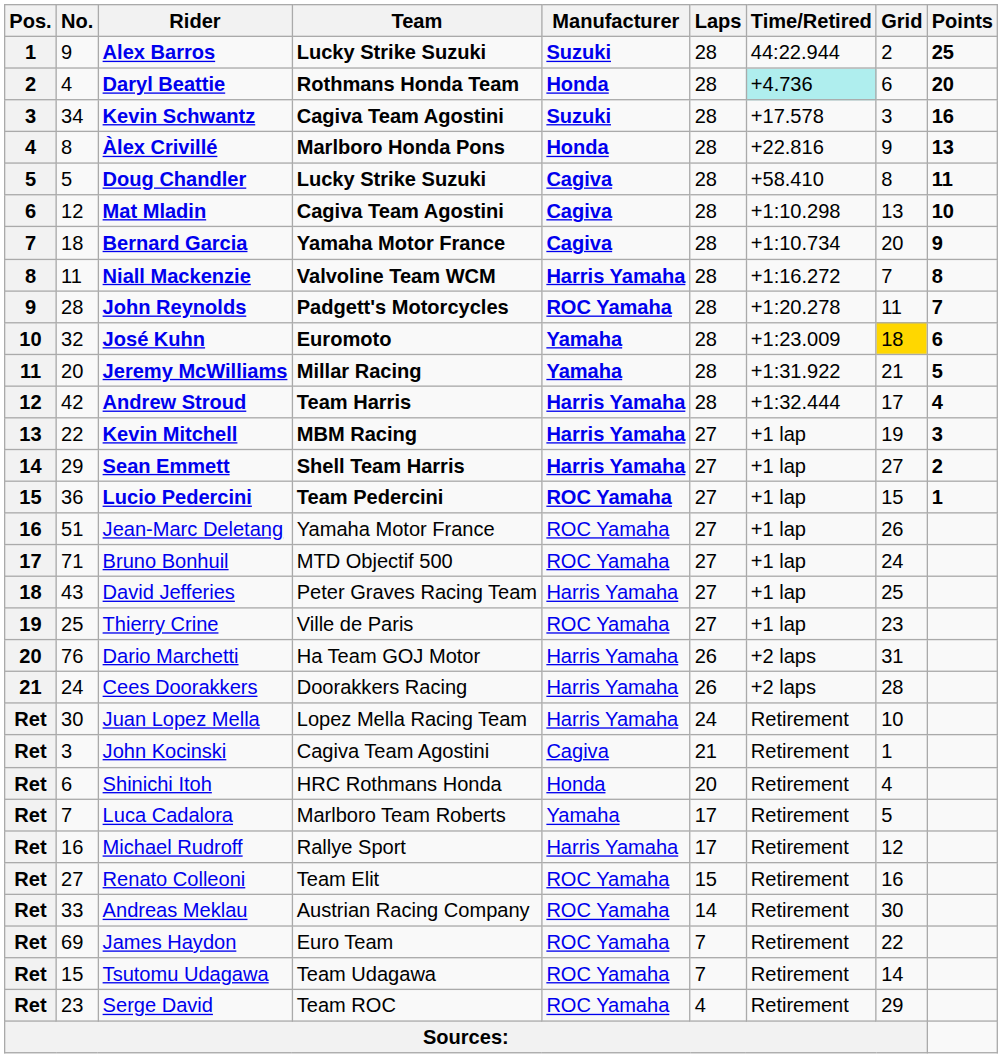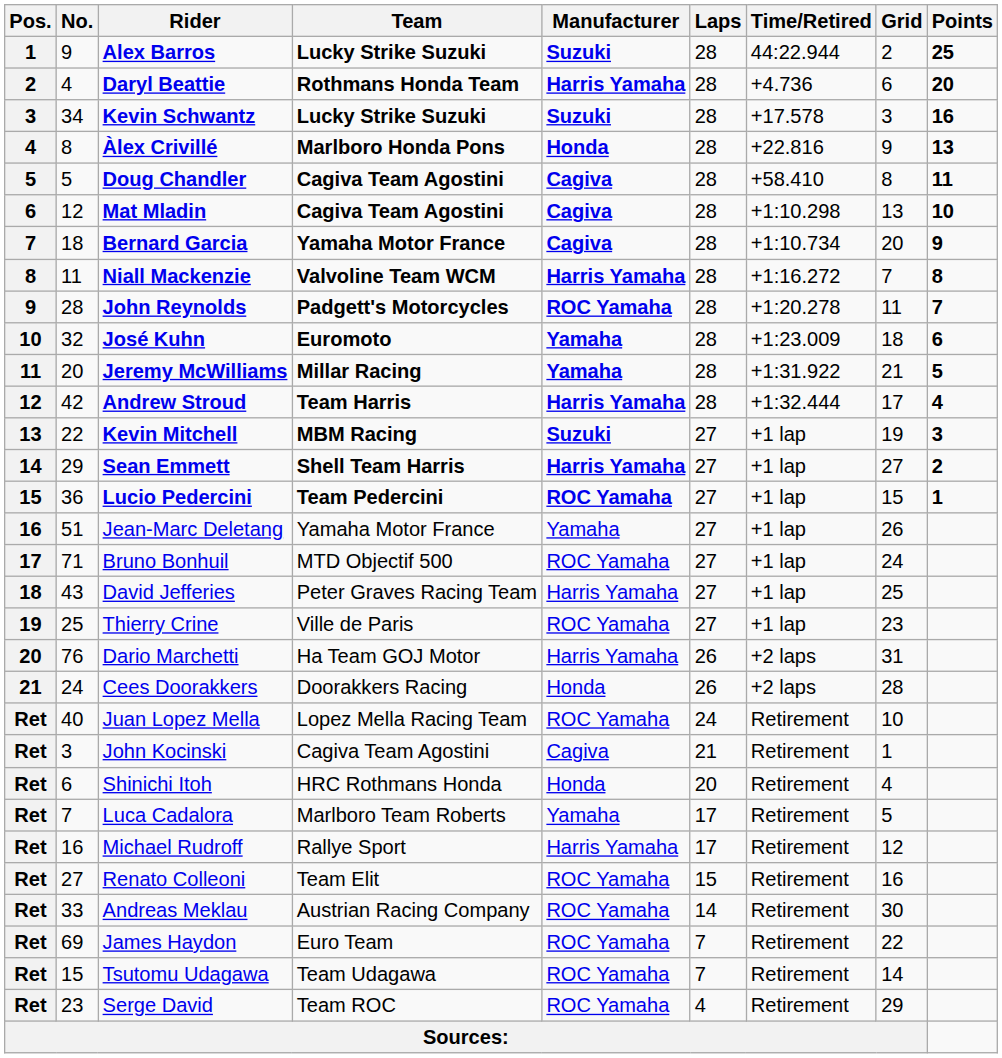(578, 84) Honda -> (616, 84) Harris Yamaha
(782, 84) paleturquoise background -> (782, 84) no background
(400, 116) Cagiva Team Agostini -> (391, 116) Lucky Strike Suzuki
(391, 180) Lucky Strike Suzuki -> (400, 180) Cagiva Team Agostini
(892, 338) gold background -> (892, 338) no background
(616, 434) Harris Yamaha -> (579, 434) Suzuki
(608, 529) ROC Yamaha -> (583, 529) Yamaha
(612, 688) Harris Yamaha -> (576, 688) Honda
(72, 720) 30 -> (72, 720) 40
(612, 720) Harris Yamaha -> (608, 720) ROC Yamaha
